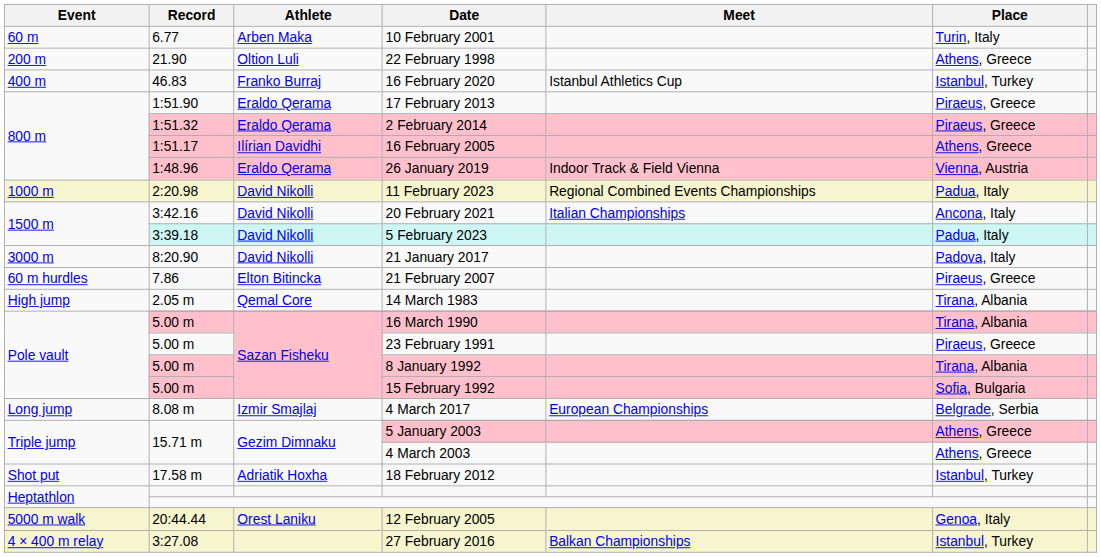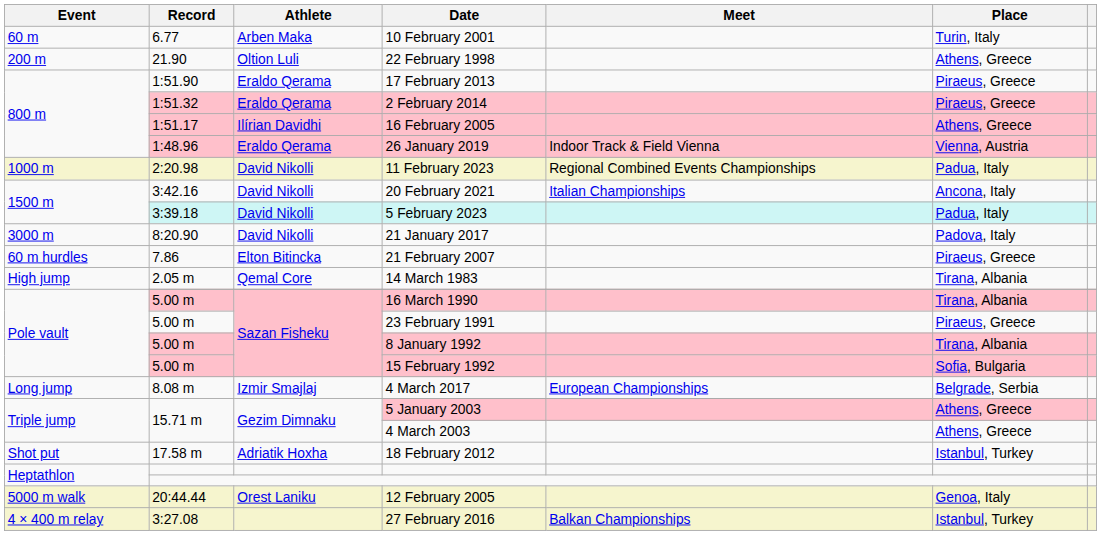- row: (27, 81)
